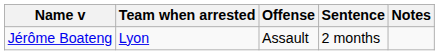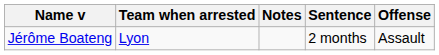columns swapped: (289, 15) <-> (411, 15)
